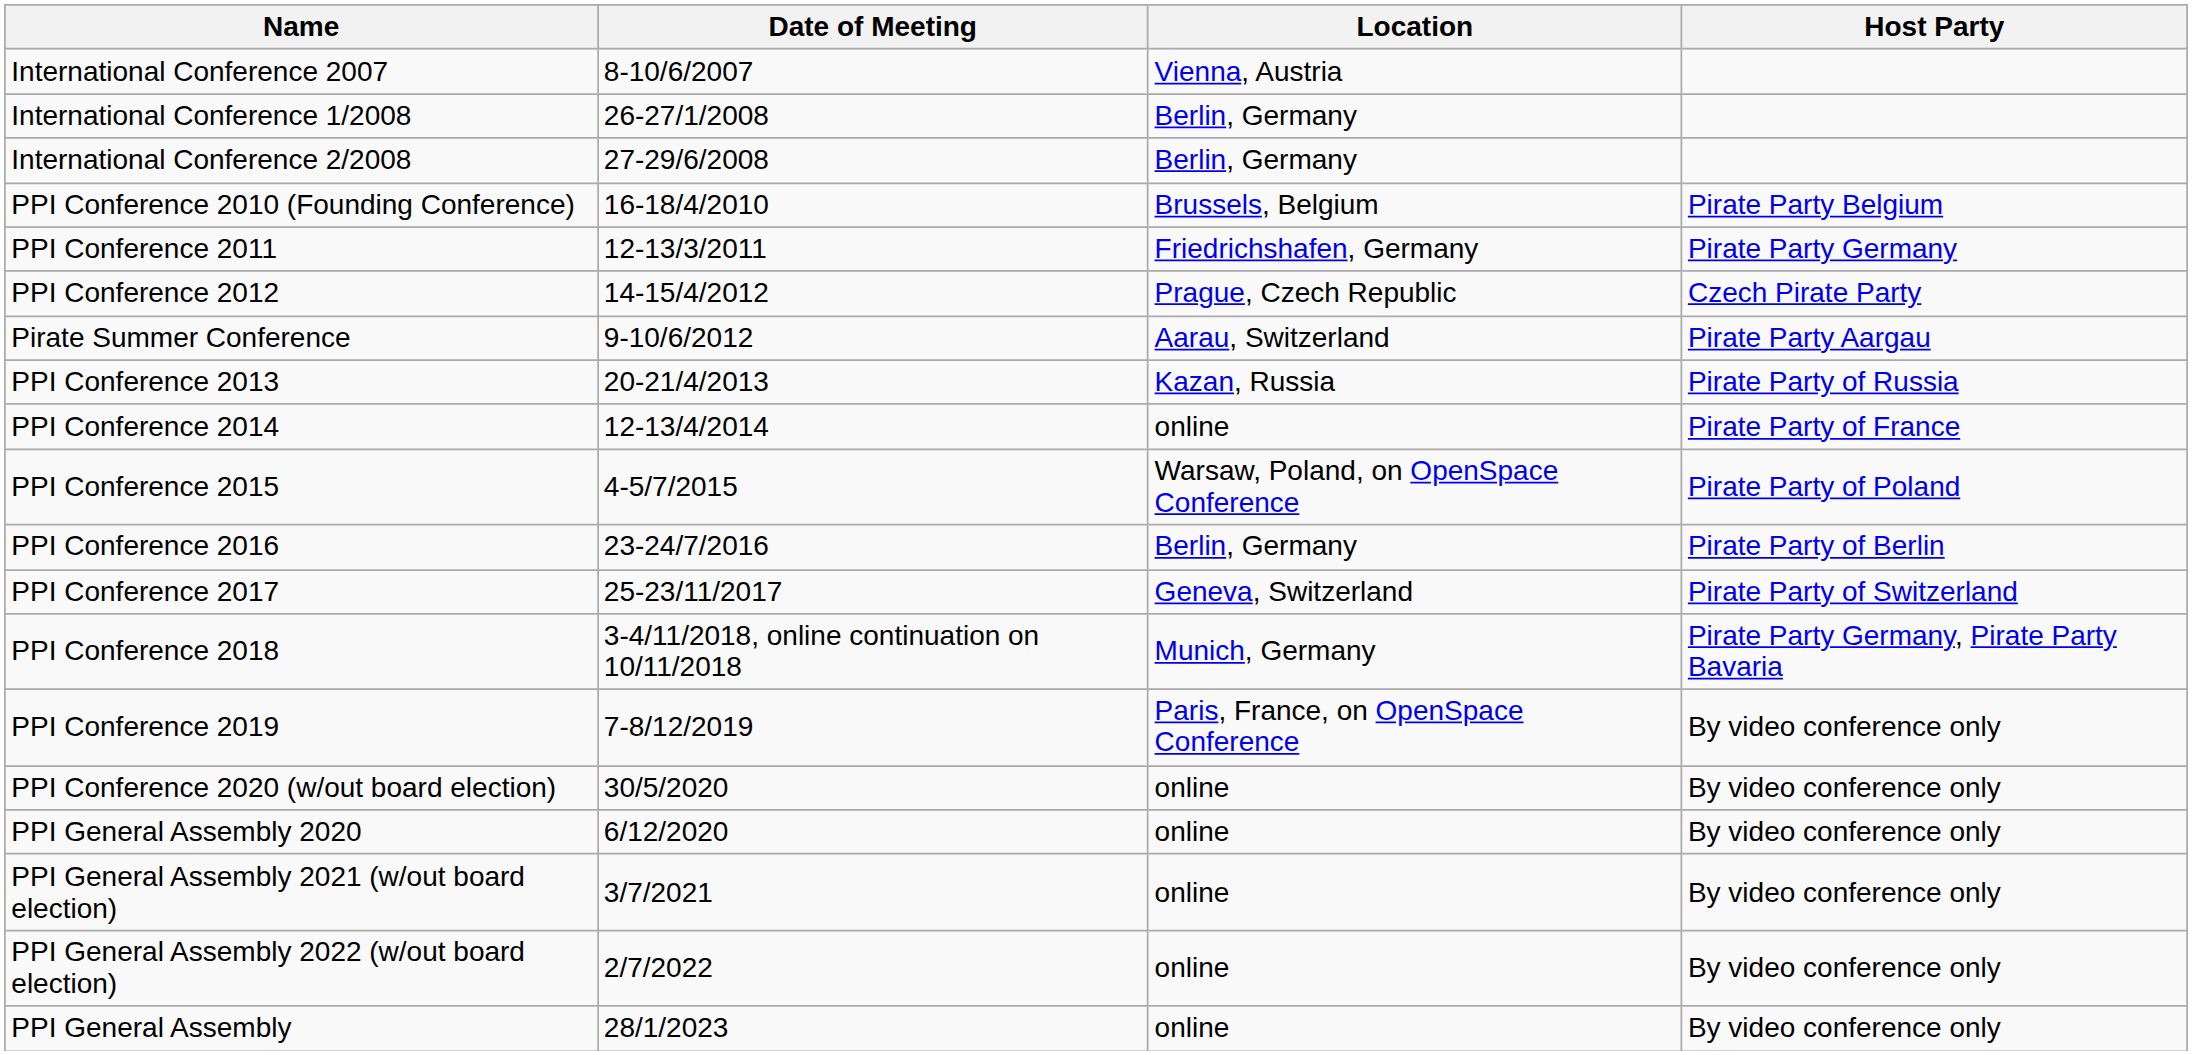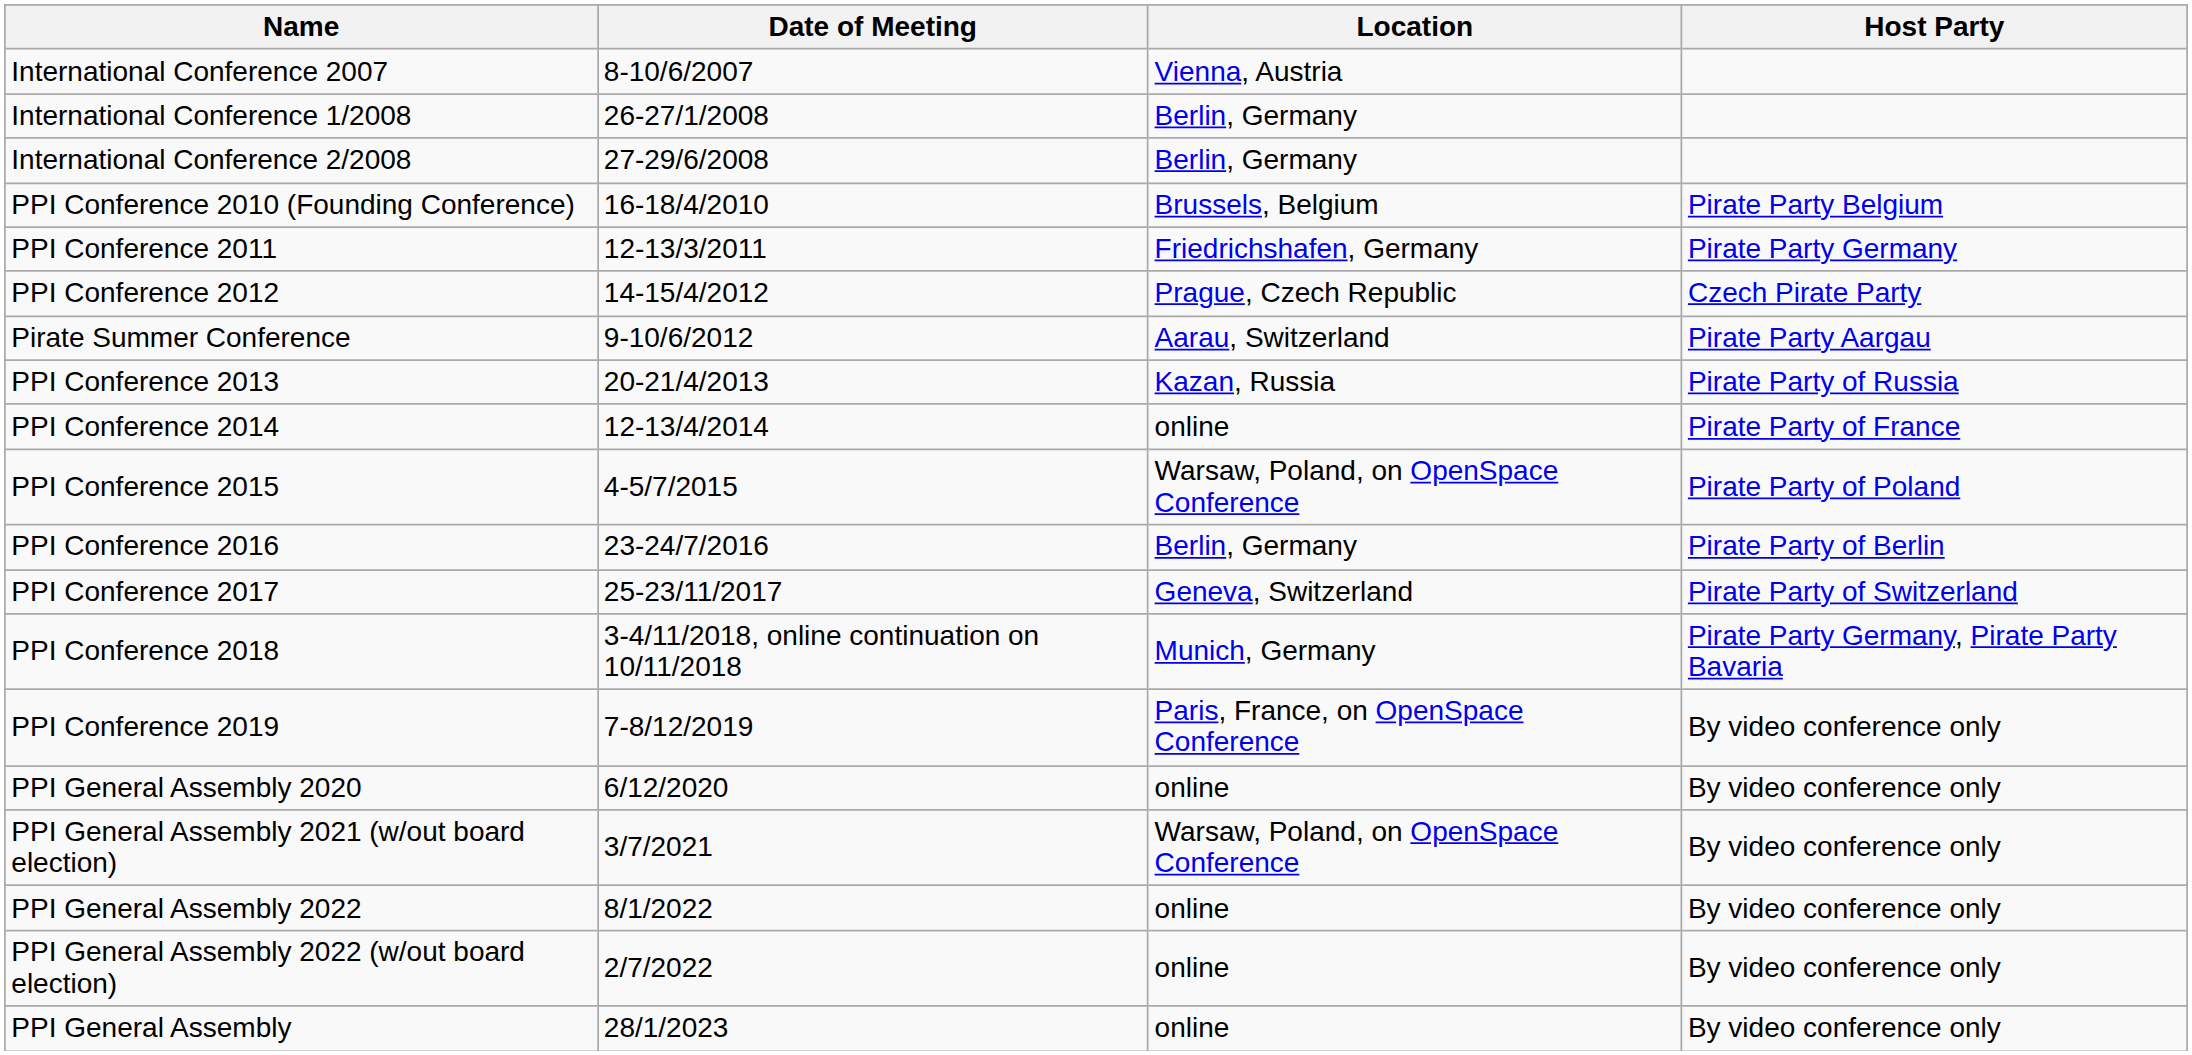- row: (284, 787)
(1192, 891) online -> (1356, 847) Warsaw, Poland, on OpenSpace Conference
+ row: (186, 907)
